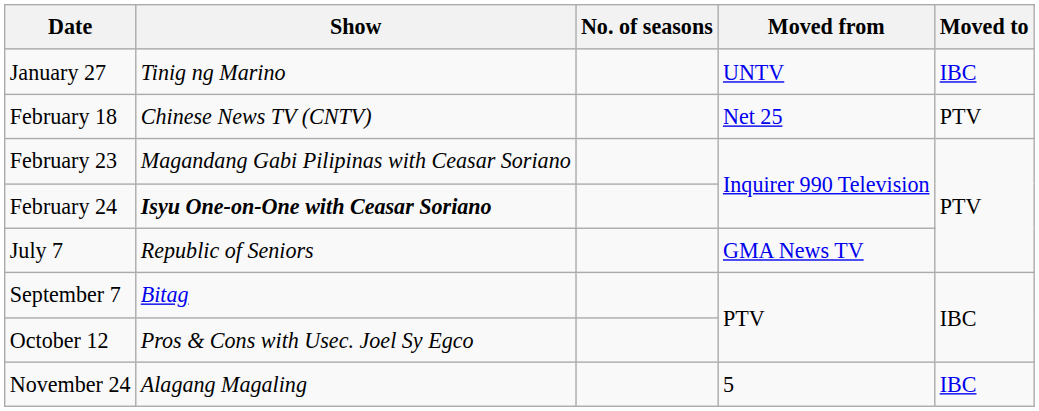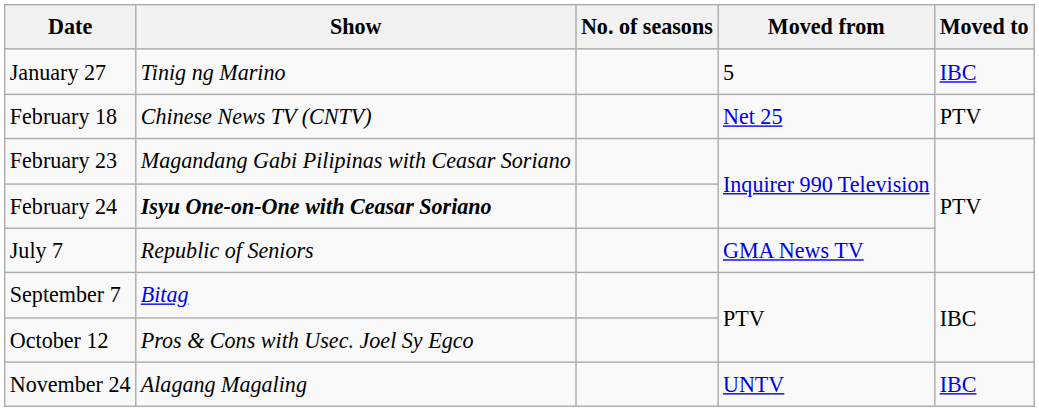(754, 72) UNTV -> (728, 72) 5
(728, 384) 5 -> (754, 384) UNTV
